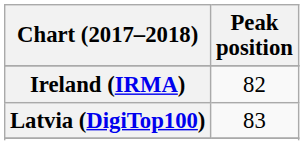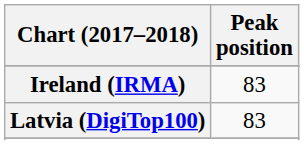(254, 84) 82 -> (254, 84) 83
